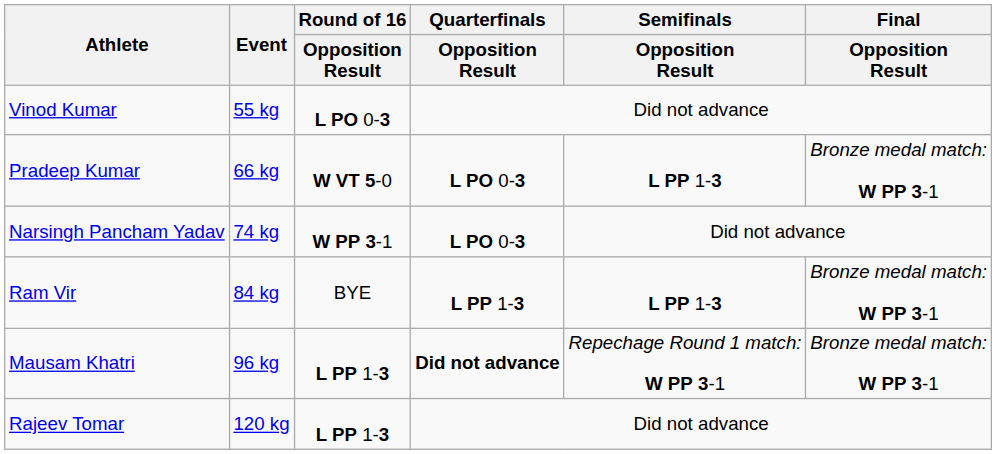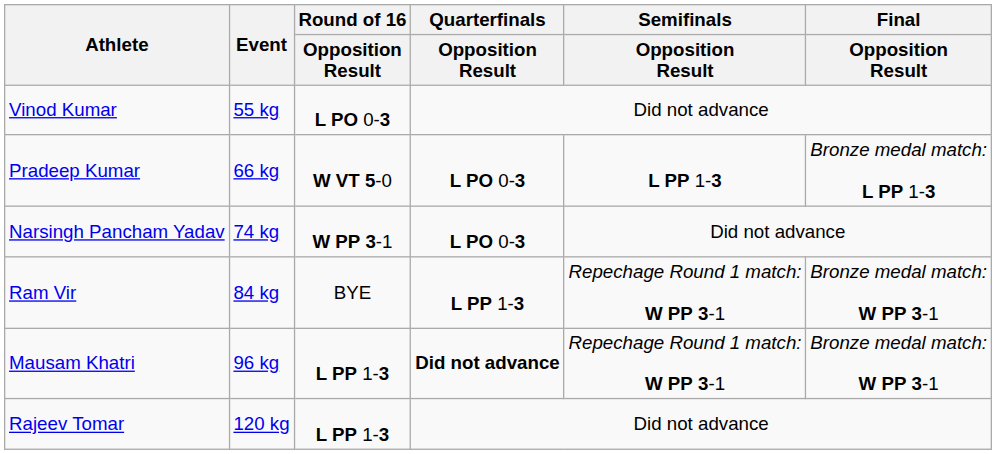(899, 171) Bronze medal match: W PP 3-1 -> (899, 171) Bronze medal match: L PP 1-3
(685, 303) L PP 1-3 -> (685, 293) Repechage Round 1 match: W PP 3-1
